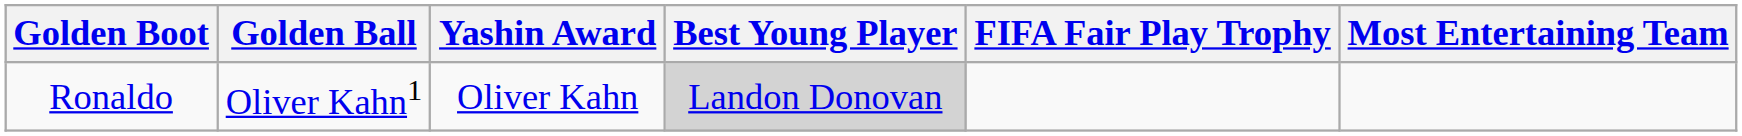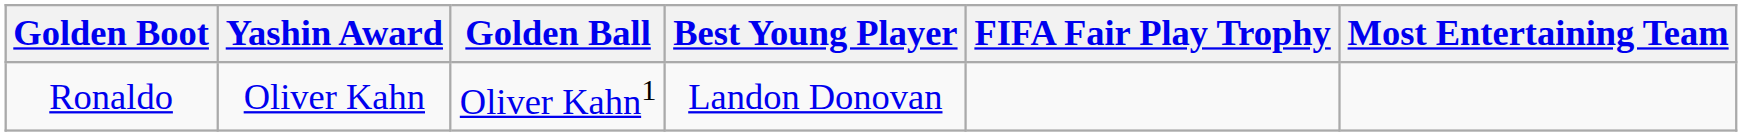columns swapped: (324, 33) <-> (548, 33)
(815, 96) lightgrey background -> (815, 96) no background
